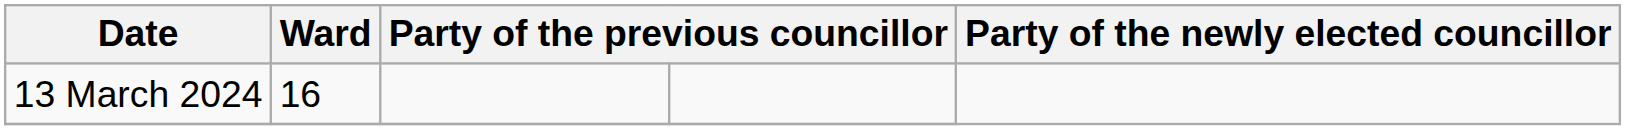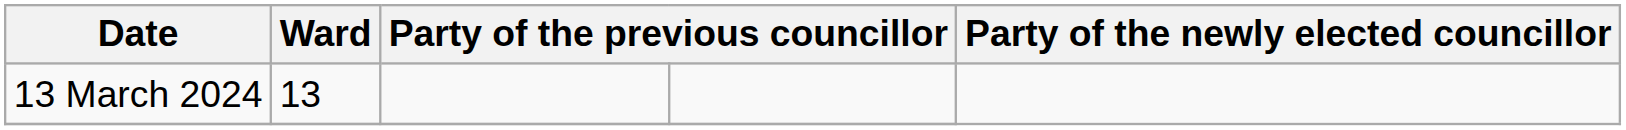(300, 93) 16 -> (300, 93) 13
